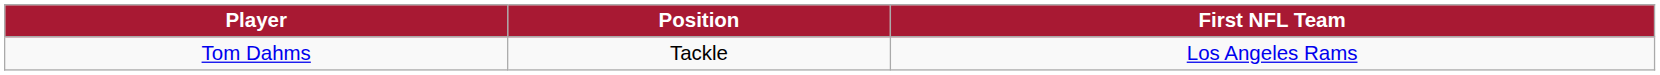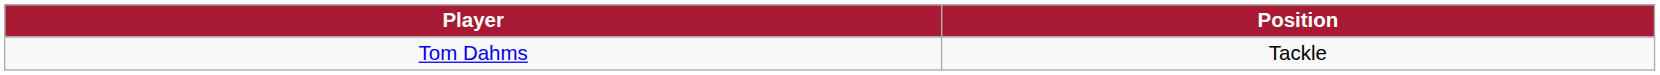- column: (1272, 20)
